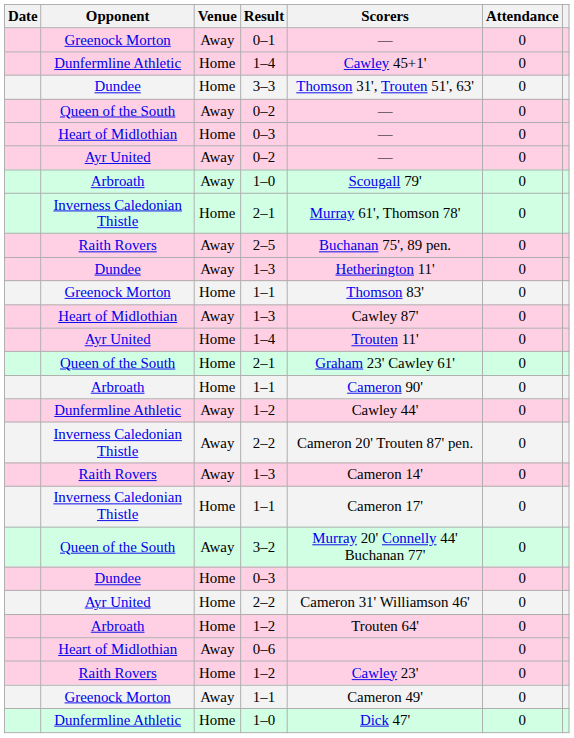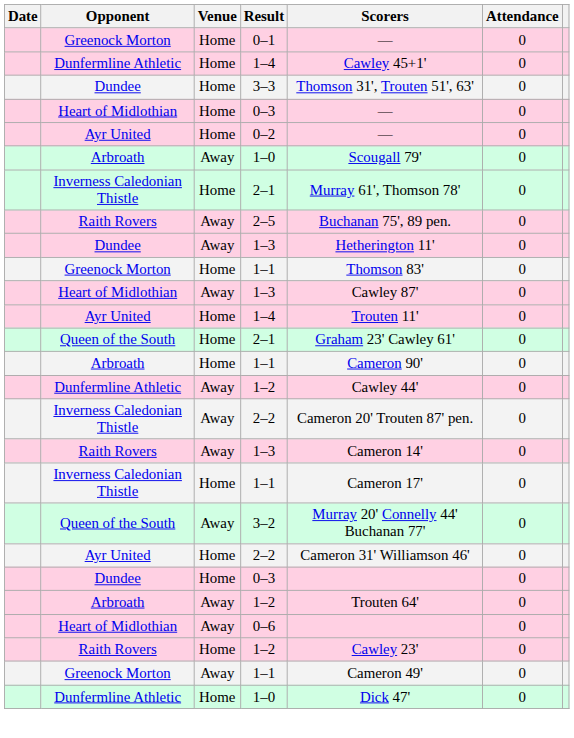(217, 39) Away -> (217, 39) Home
- row: (118, 110)
(217, 157) Away -> (217, 134) Home
rows swapped: (118, 578) <-> (118, 602)
(217, 626) Home -> (217, 602) Away
